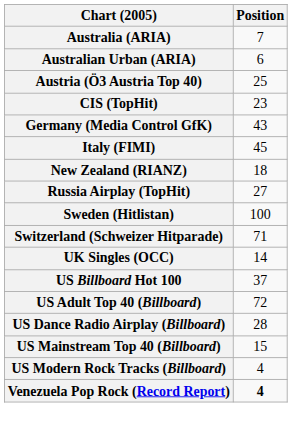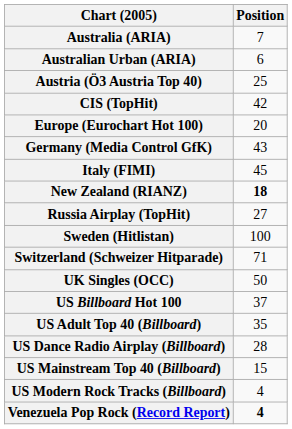(260, 103) 23 -> (260, 103) 42
+ row: (119, 125)
(260, 170) normal -> (260, 192) bold
(260, 258) 14 -> (260, 280) 50
(260, 302) 72 -> (260, 324) 35
